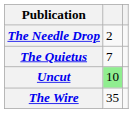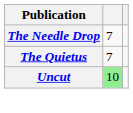(109, 35) 2 -> (109, 35) 7
- row: (54, 98)
